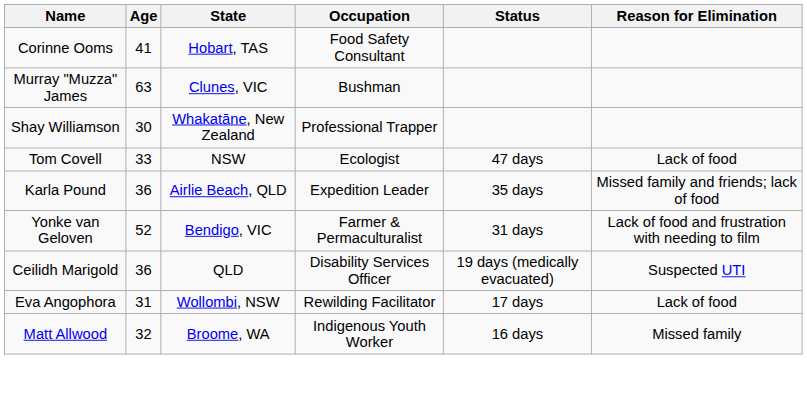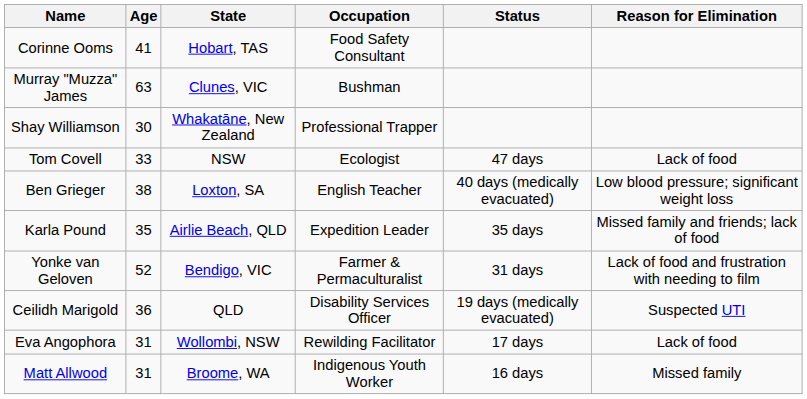+ row: (65, 190)
(144, 190) 36 -> (144, 230) 35
(144, 333) 32 -> (144, 373) 31
